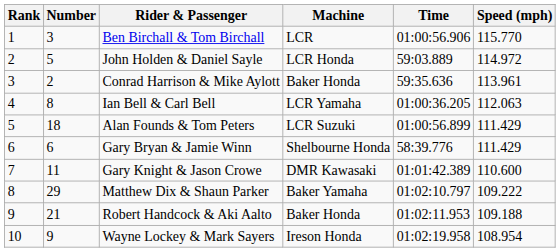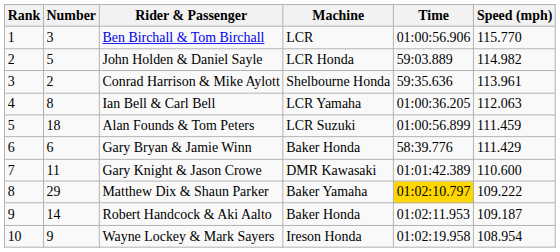(499, 59) 114.972 -> (499, 59) 114.982
(323, 81) Baker Honda -> (338, 81) Shelbourne Honda
(499, 125) 111.429 -> (499, 125) 111.459
(338, 147) Shelbourne Honda -> (323, 147) Baker Honda
(434, 192) no background -> (434, 192) gold background
(54, 214) 21 -> (54, 214) 14
(500, 214) 109.188 -> (500, 214) 109.187
